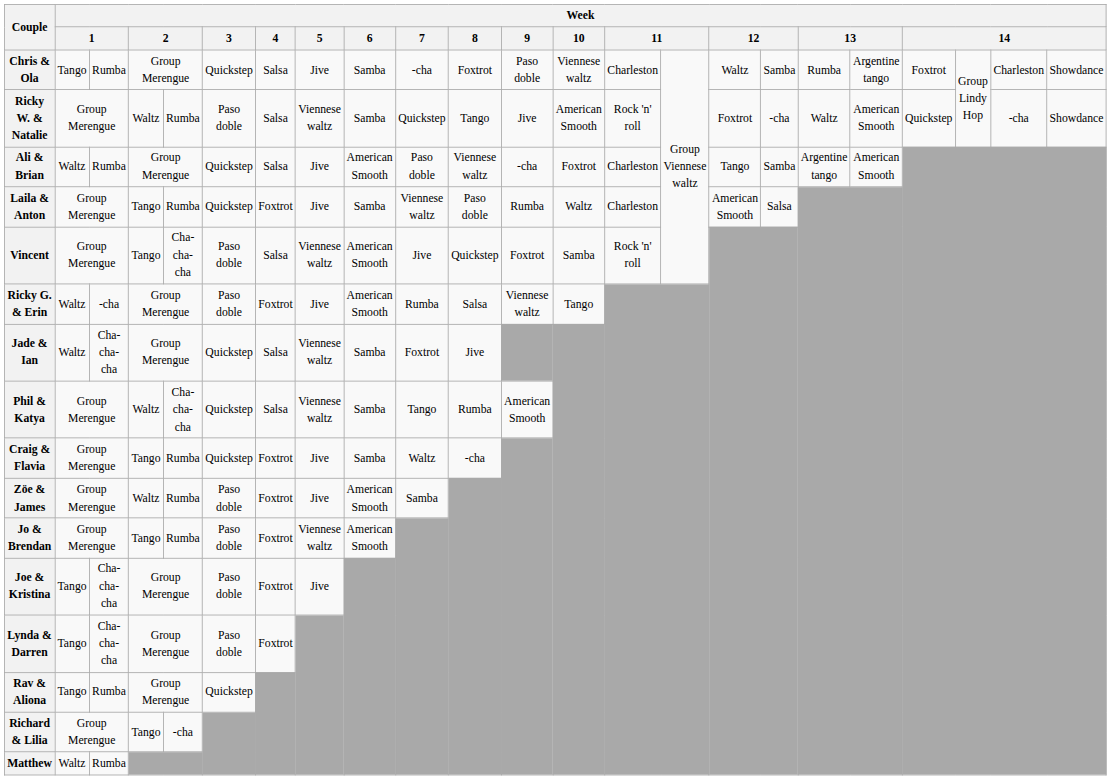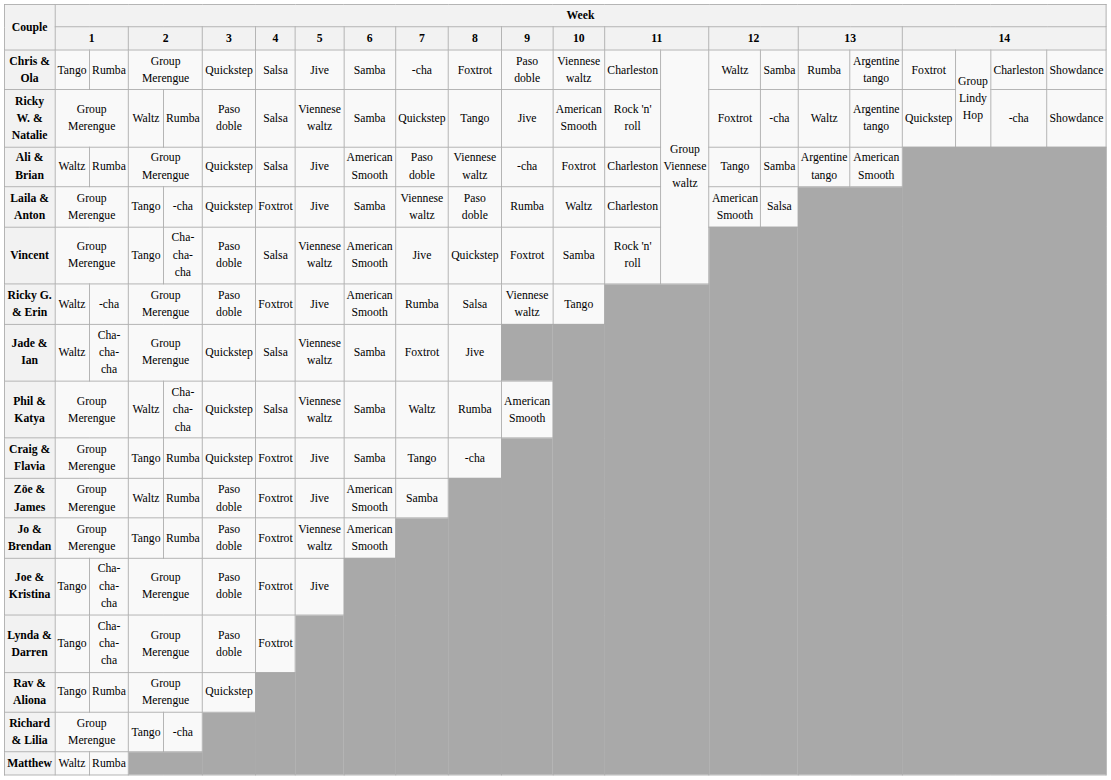(876, 118) American Smooth -> (876, 118) Argentine tango
(183, 206) Rumba -> (183, 206) -cha
(422, 409) Tango -> (422, 409) Waltz
(422, 457) Waltz -> (422, 457) Tango
